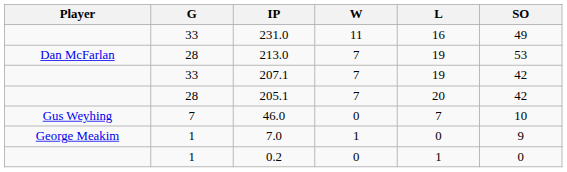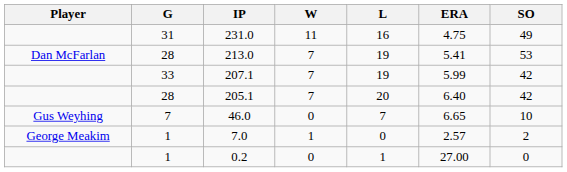+ column: (454, 14)
(192, 34) 33 -> (168, 34) 31
(521, 136) 9 -> (526, 136) 2
